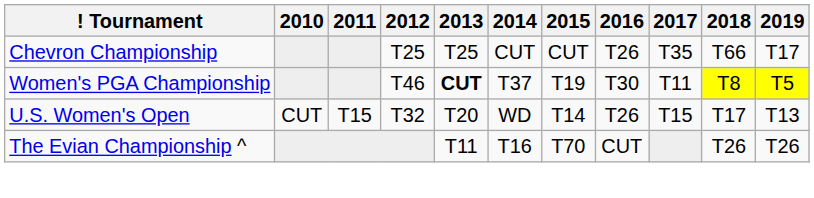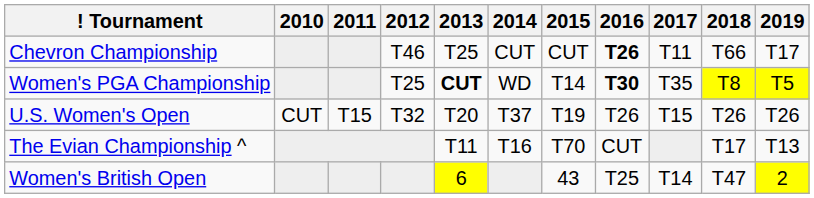(408, 52) T25 -> (408, 52) T46
(622, 52) normal -> (622, 52) bold
(675, 52) T35 -> (675, 52) T11
(408, 84) T46 -> (408, 84) T25
(515, 84) T37 -> (515, 84) WD
(568, 84) T19 -> (568, 84) T14
(622, 84) normal -> (622, 84) bold
(675, 84) T11 -> (675, 84) T35
(515, 115) WD -> (515, 115) T37
(568, 115) T14 -> (568, 115) T19
(729, 115) T17 -> (729, 115) T26
(782, 115) T13 -> (782, 115) T26
(729, 147) T26 -> (729, 147) T17
(782, 147) T26 -> (782, 147) T13
+ row: (108, 178)
